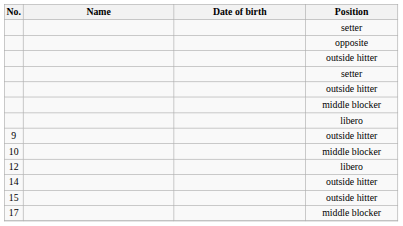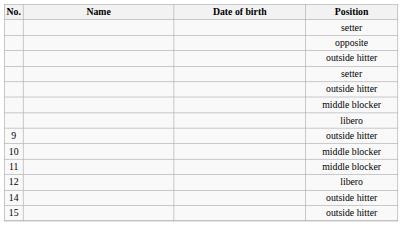+ row: (14, 167)
- row: (14, 213)
